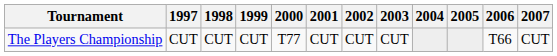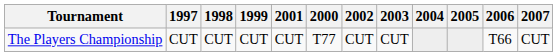columns swapped: (289, 16) <-> (324, 16)
